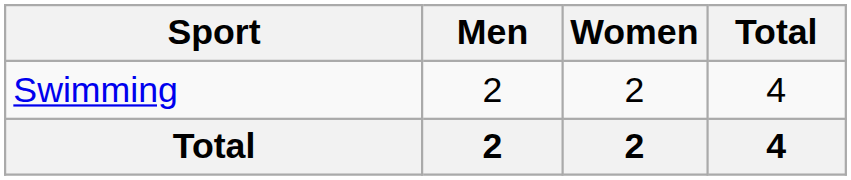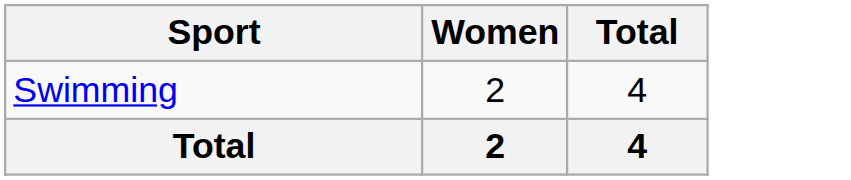- column: (493, 32)
